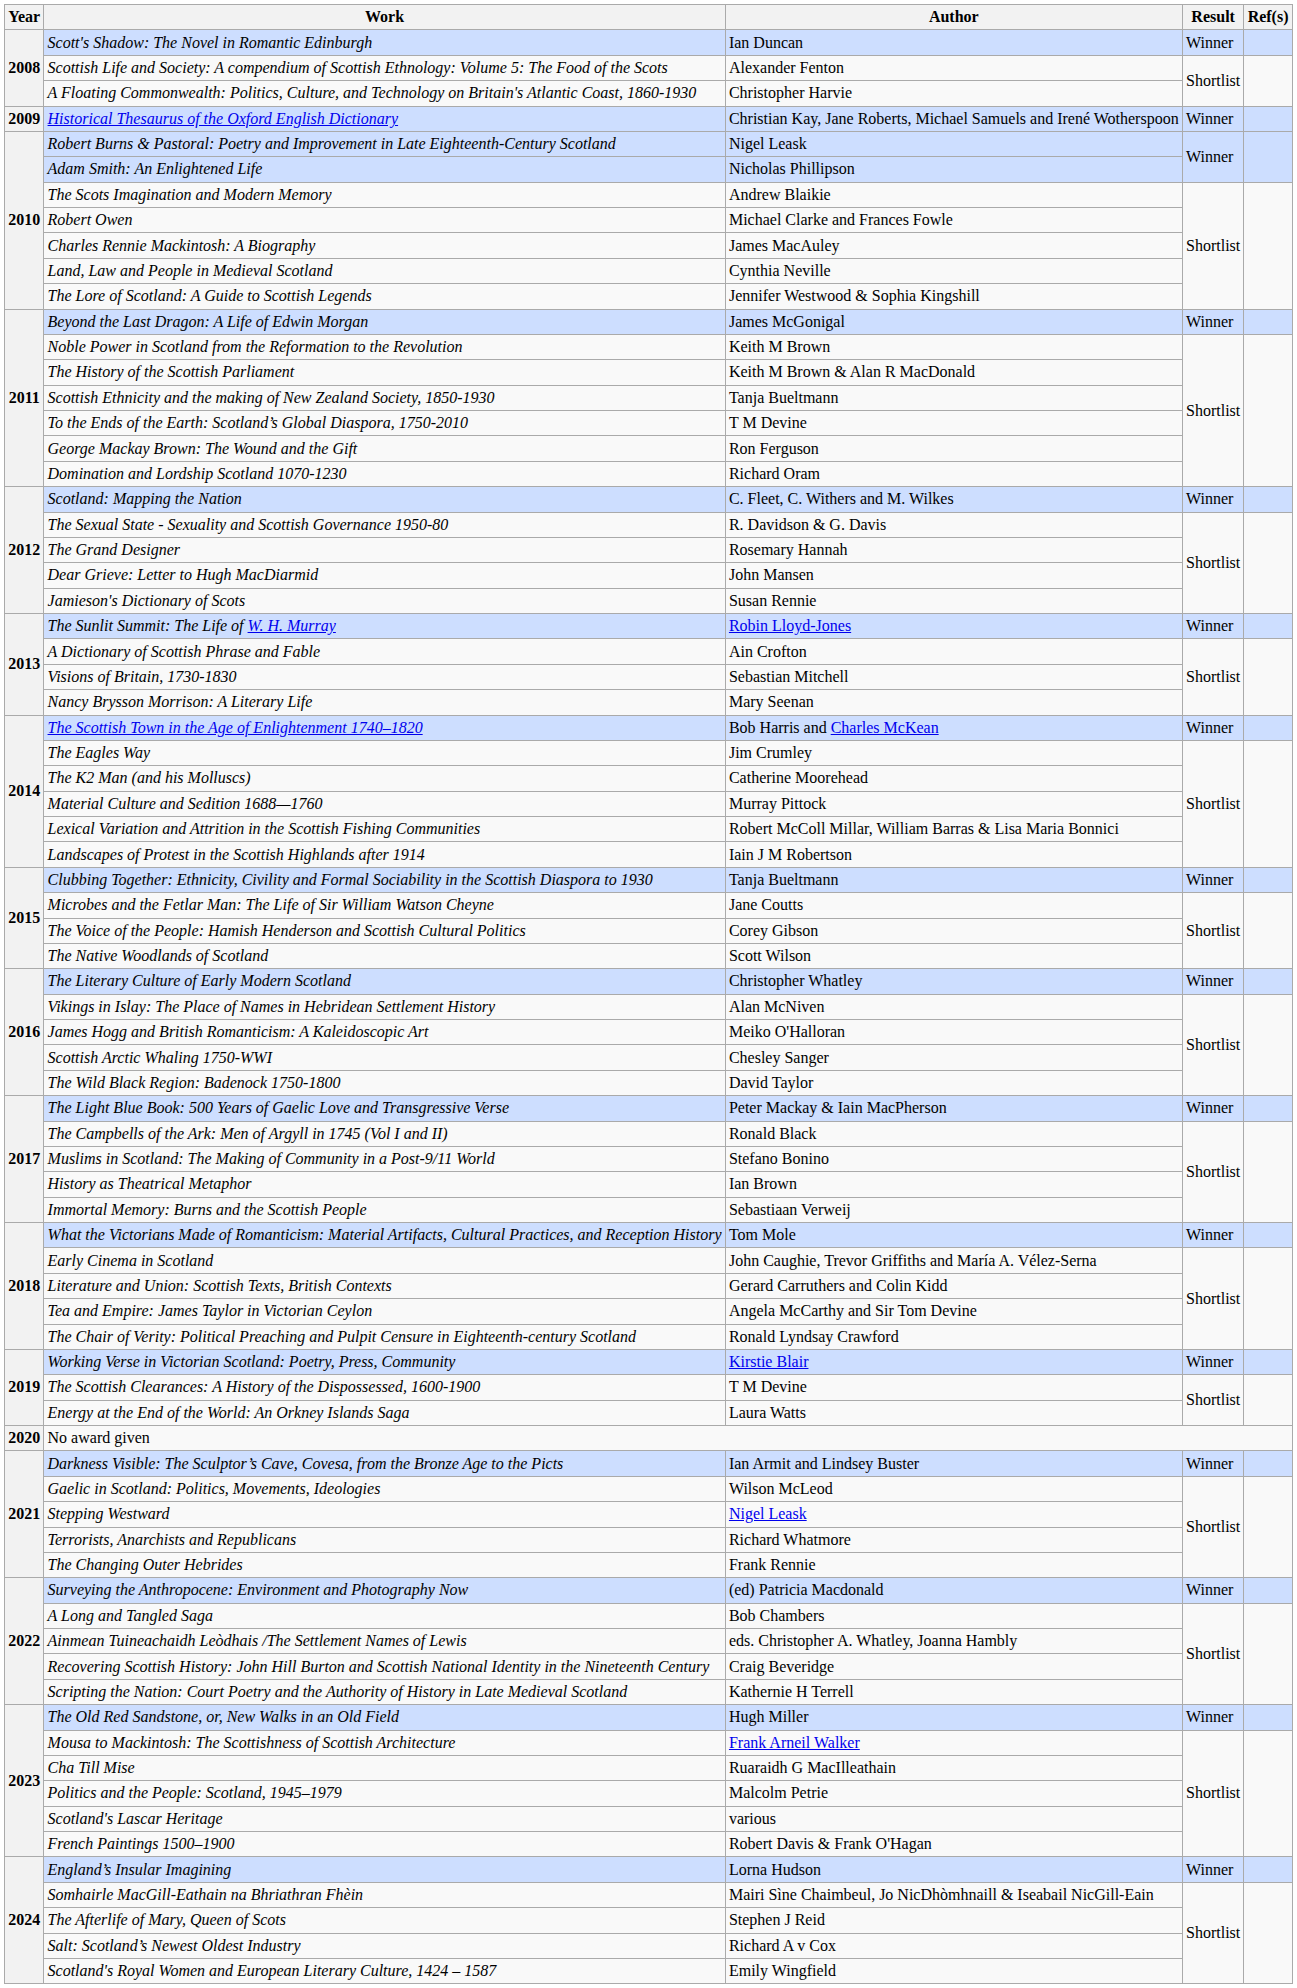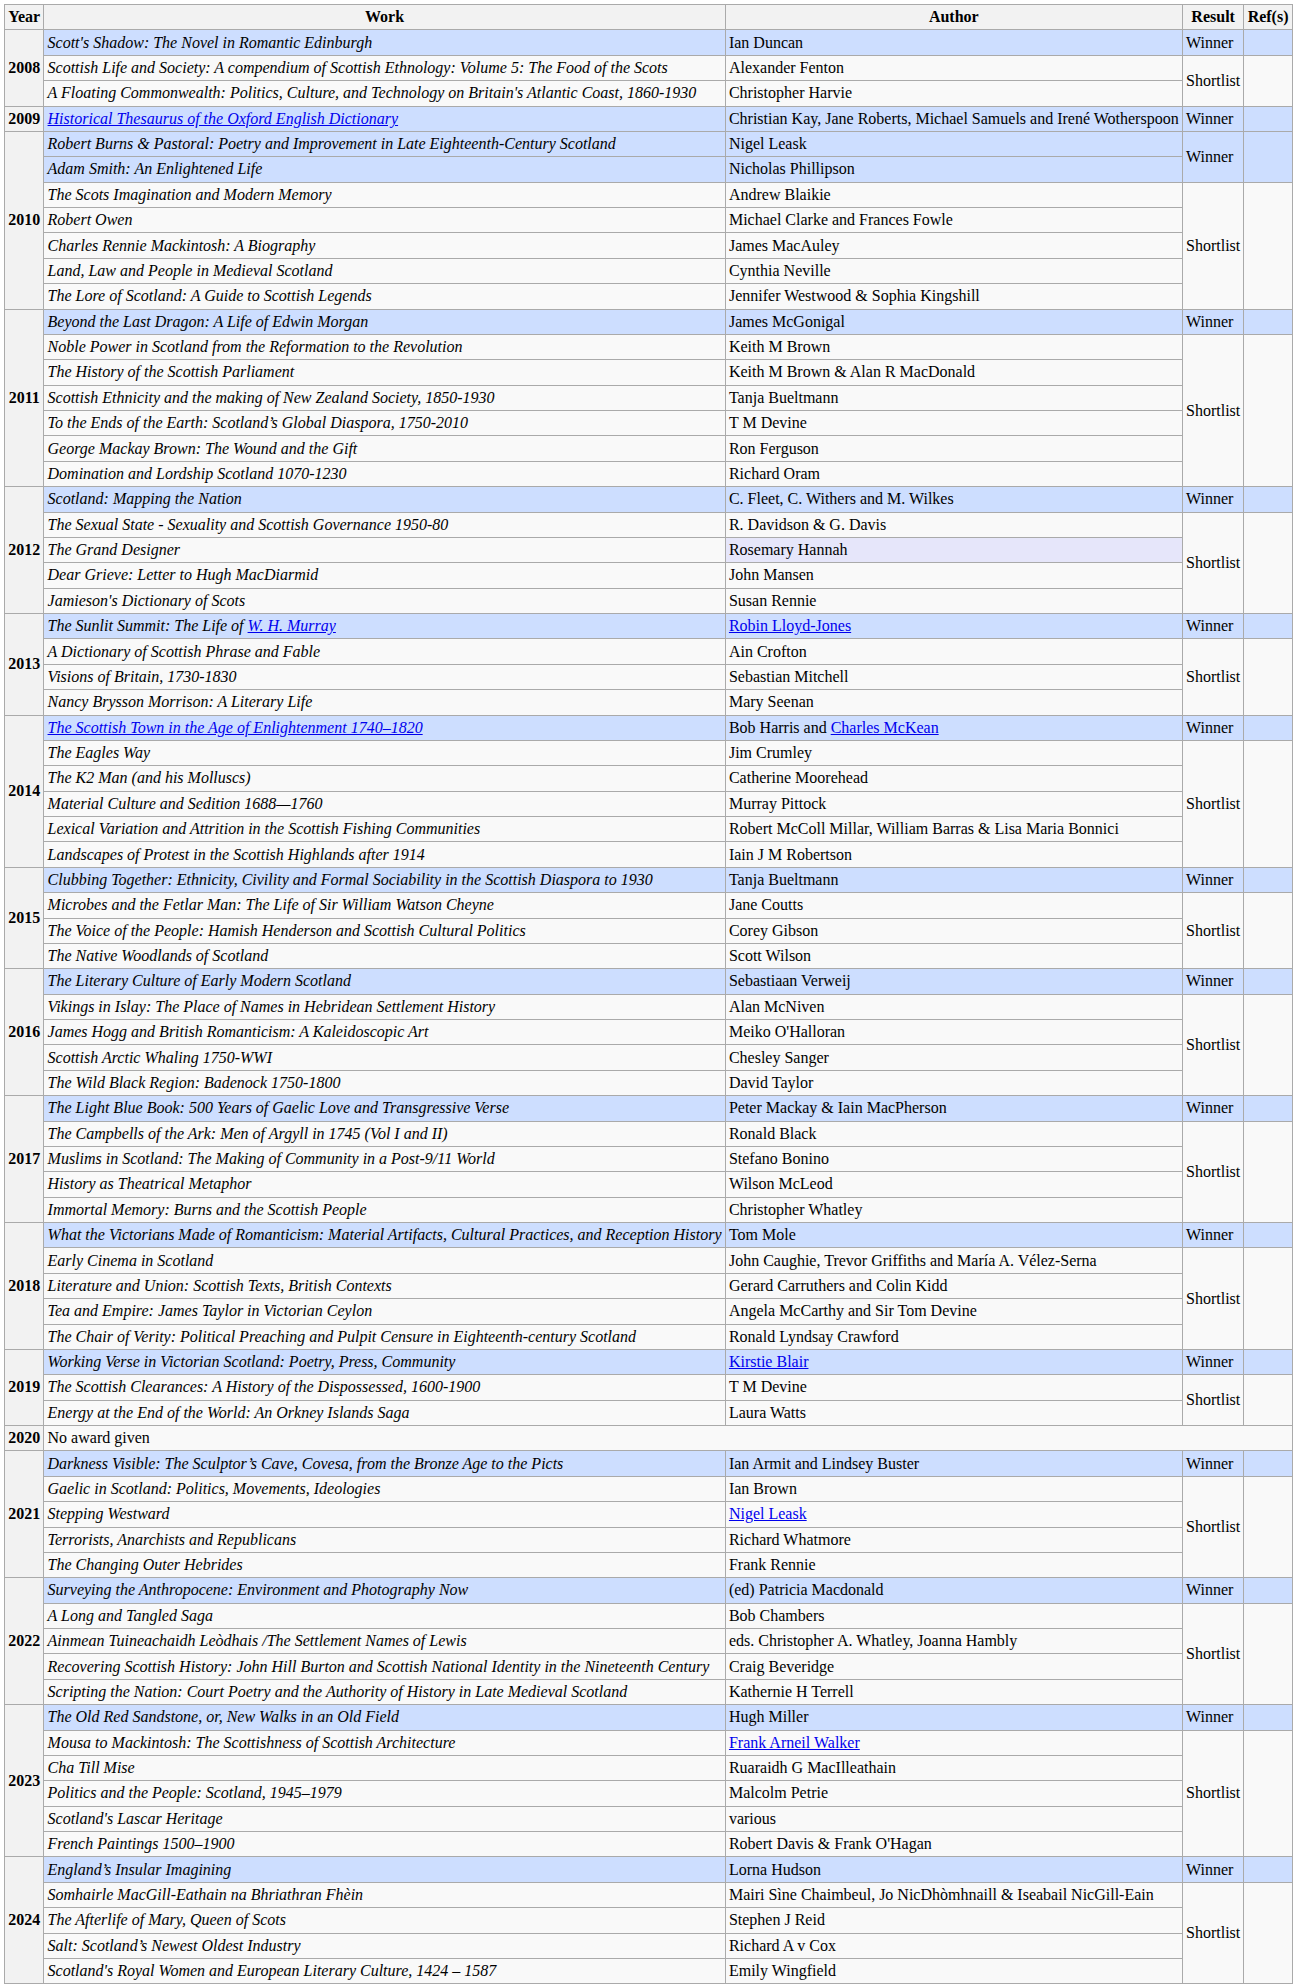(788, 550) no background -> (788, 550) lavender background
(796, 981) Christopher Whatley -> (790, 981) Sebastiaan Verweij
(763, 1184) Ian Brown -> (781, 1184) Wilson McLeod
(790, 1209) Sebastiaan Verweij -> (796, 1209) Christopher Whatley
(781, 1488) Wilson McLeod -> (763, 1488) Ian Brown
